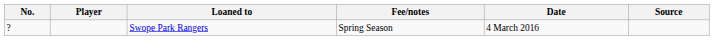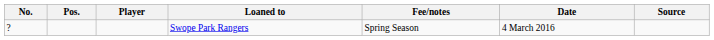+ column: (72, 12)
